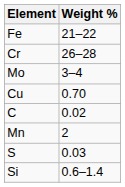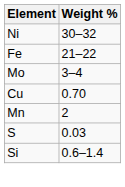+ row: (13, 34)
- row: (14, 53)
- row: (12, 113)
